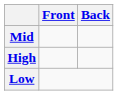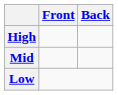rows swapped: (22, 57) <-> (22, 36)
